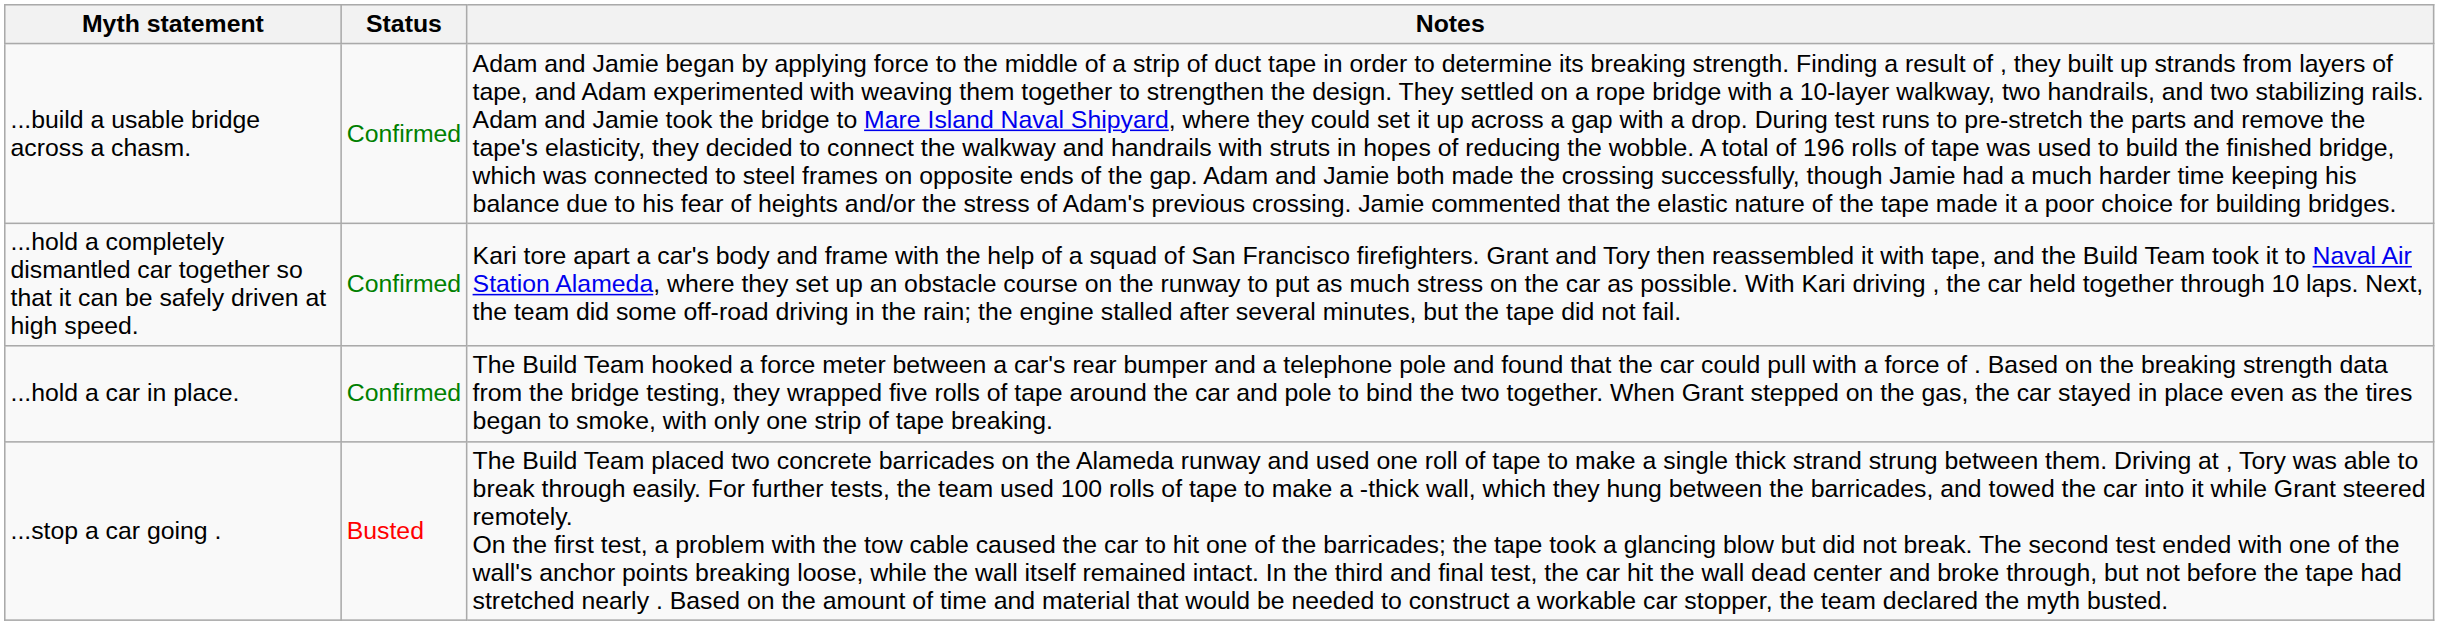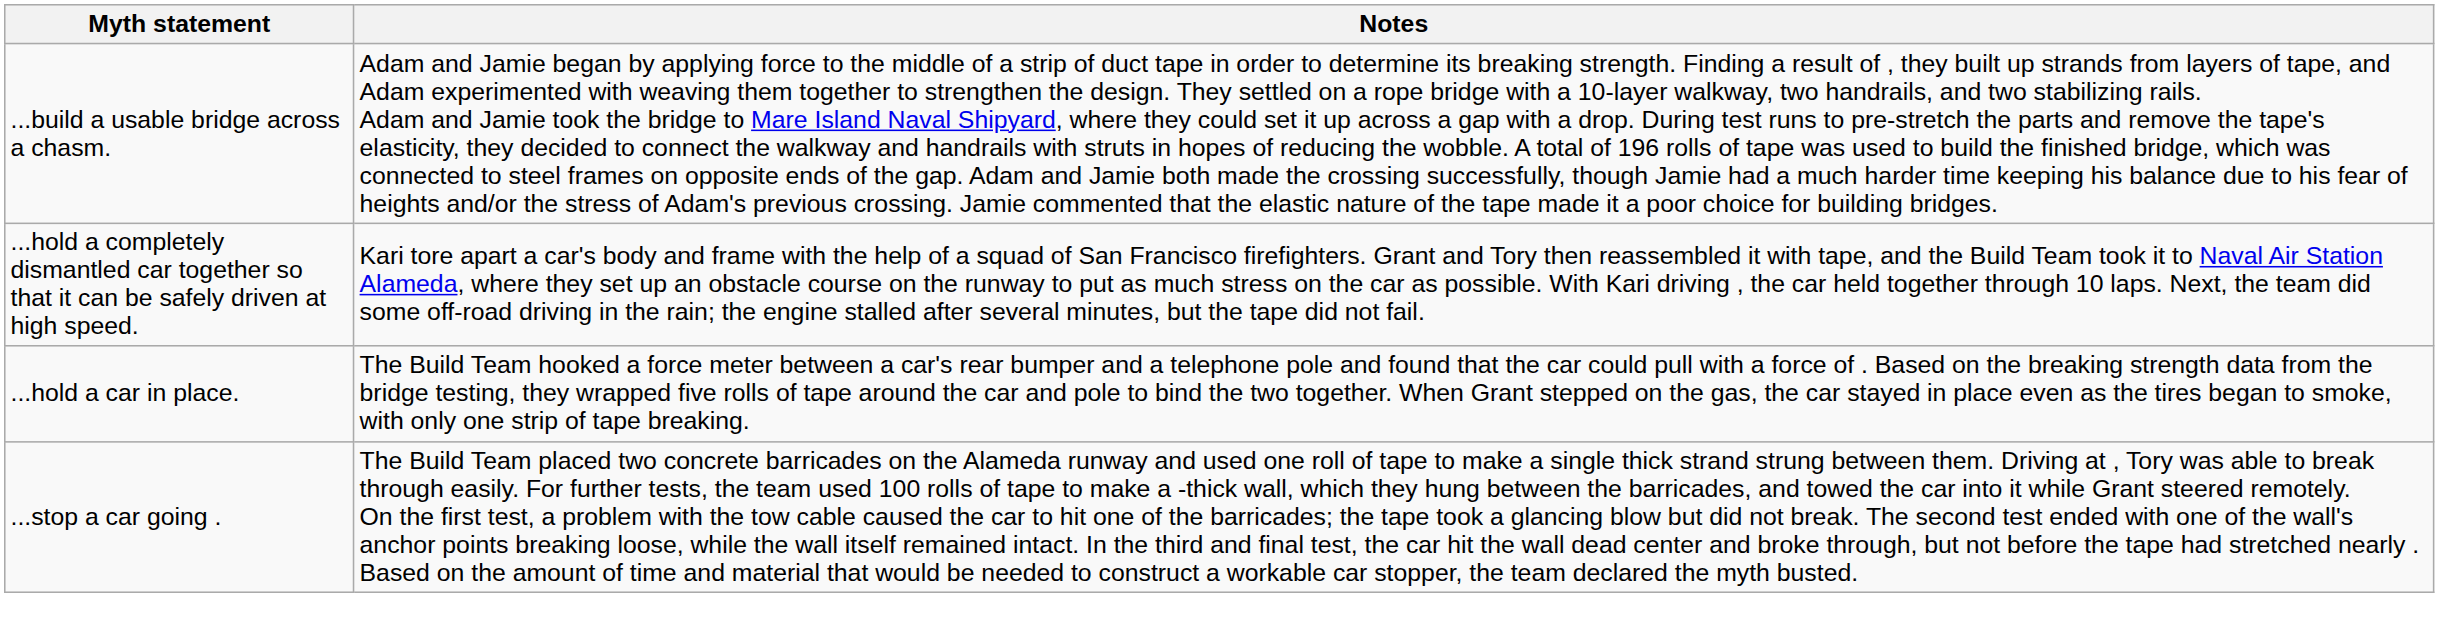- column: (404, 24)
